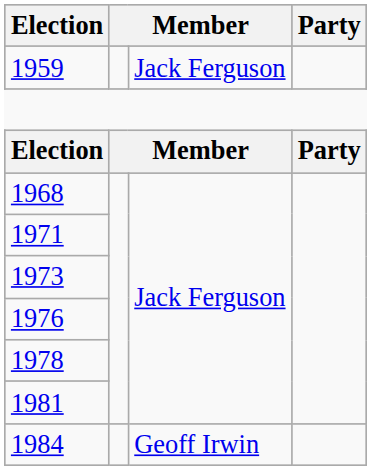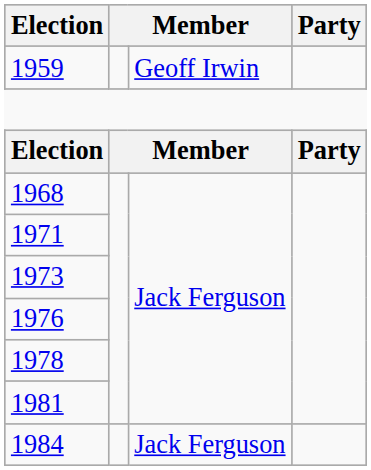(210, 67) Jack Ferguson -> (197, 67) Geoff Irwin
(197, 444) Geoff Irwin -> (210, 444) Jack Ferguson
